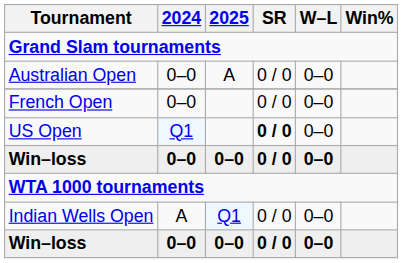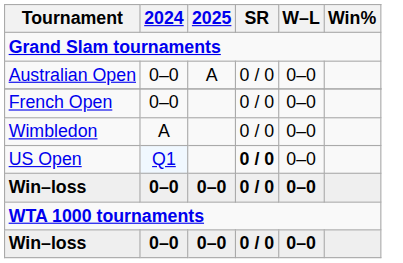+ row: (53, 131)
- row: (81, 215)
